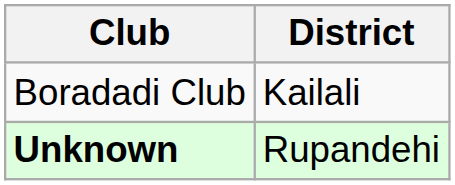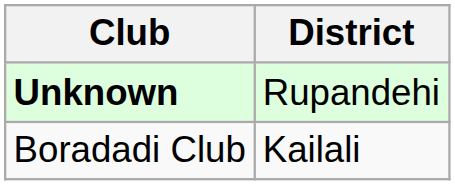rows swapped: (96, 149) <-> (130, 91)
